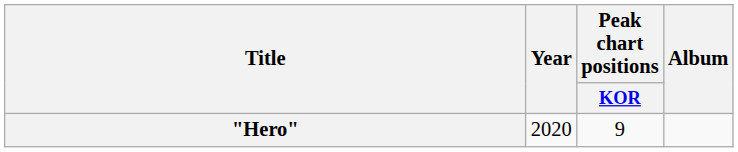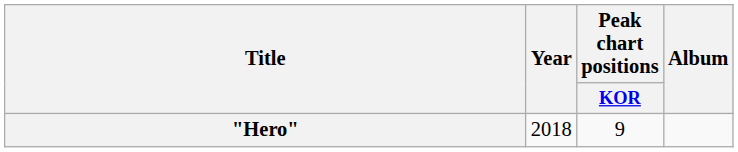(551, 129) 2020 -> (551, 129) 2018
